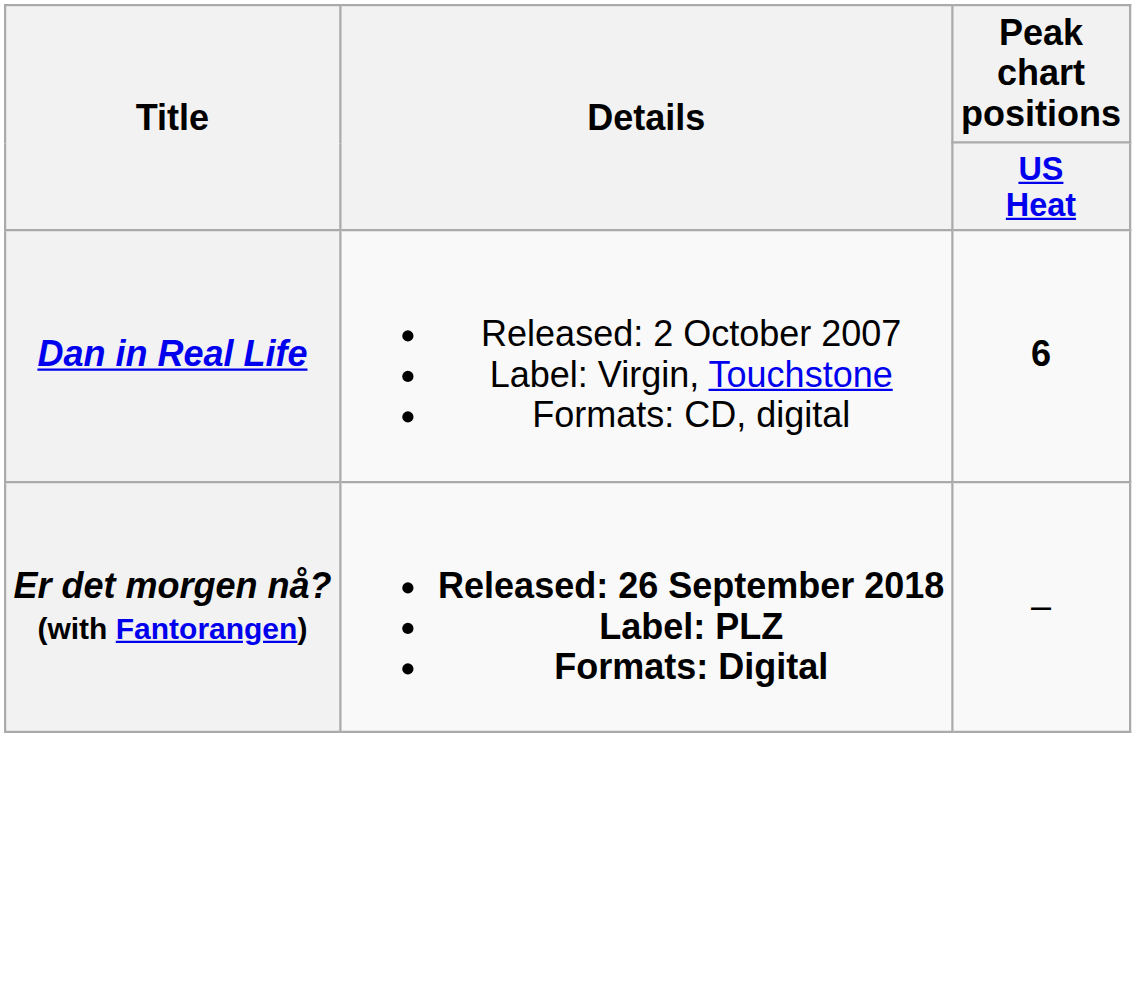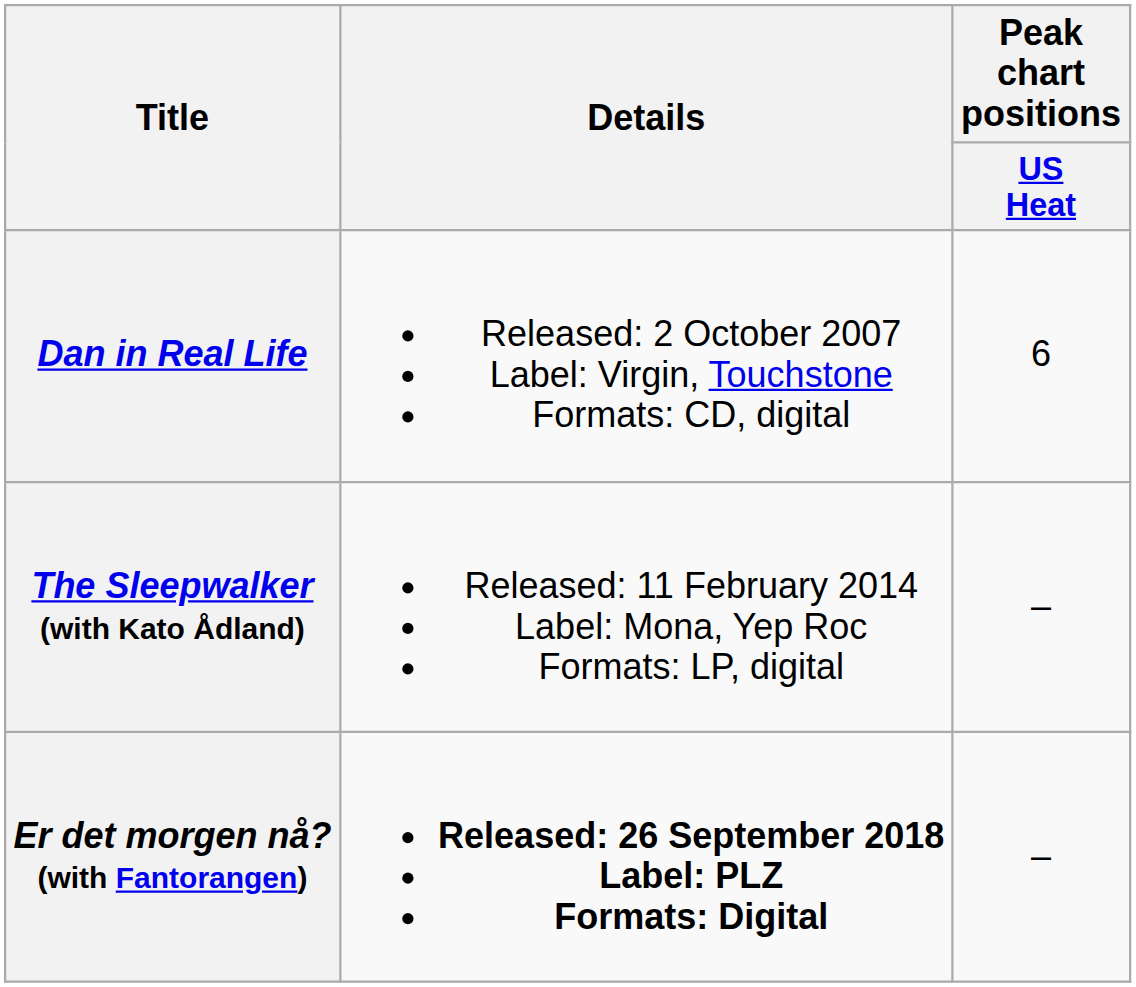(1041, 355) bold -> (1041, 355) normal
+ row: (172, 605)
